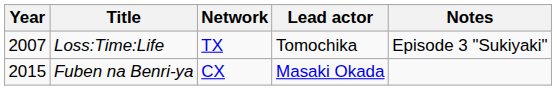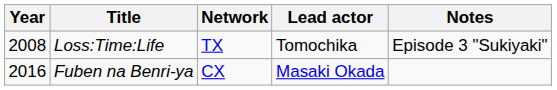(27, 44) 2007 -> (27, 44) 2008
(27, 71) 2015 -> (27, 71) 2016
